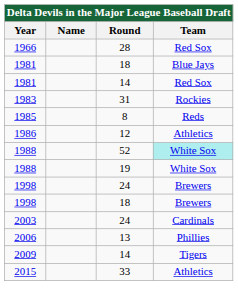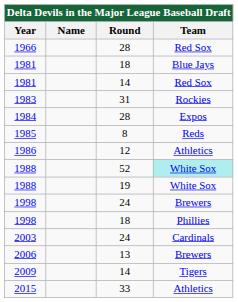+ row: (25, 116)
(193, 202) Brewers -> (193, 220) Phillies
(193, 237) Phillies -> (193, 254) Brewers
